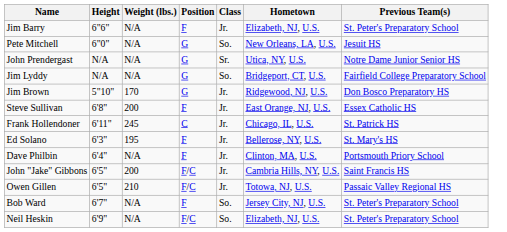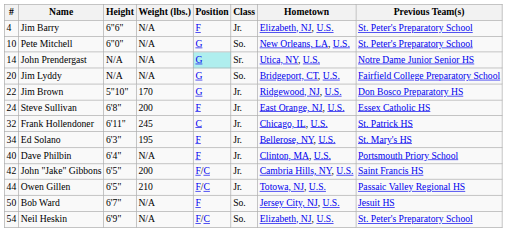+ column: (11, 12)
(362, 44) Jesuit HS -> (415, 44) St. Peter's Preparatory School
(185, 60) no background -> (199, 60) paleturquoise background
(401, 203) St. Peter's Preparatory School -> (376, 203) Jesuit HS
